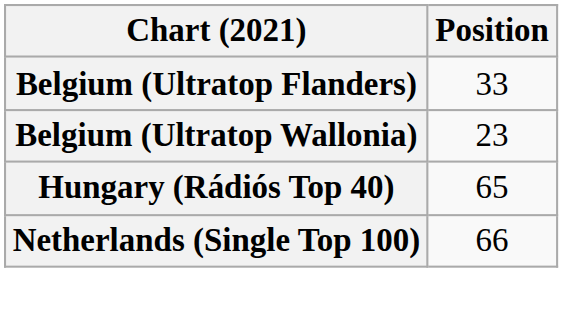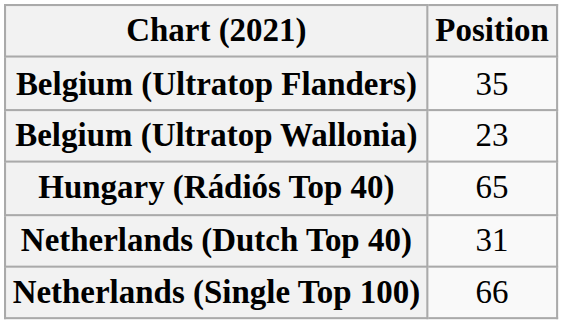(492, 82) 33 -> (492, 82) 35
+ row: (216, 239)
